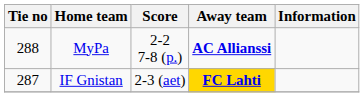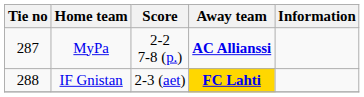(28, 48) 288 -> (28, 48) 287
(28, 80) 287 -> (28, 80) 288
